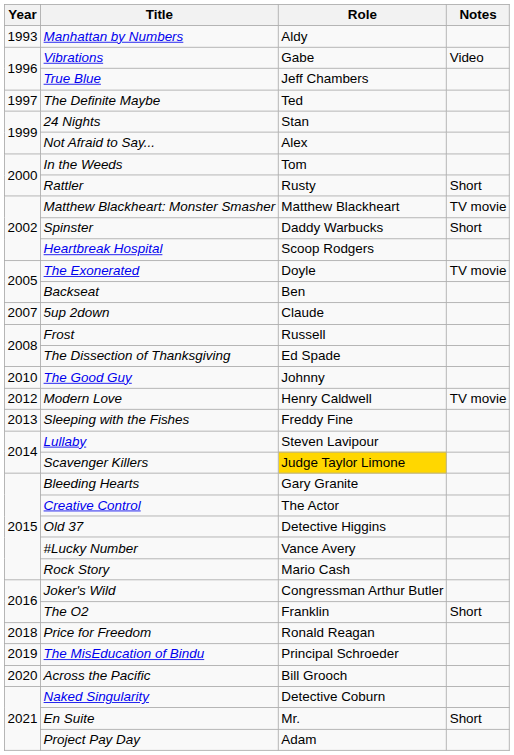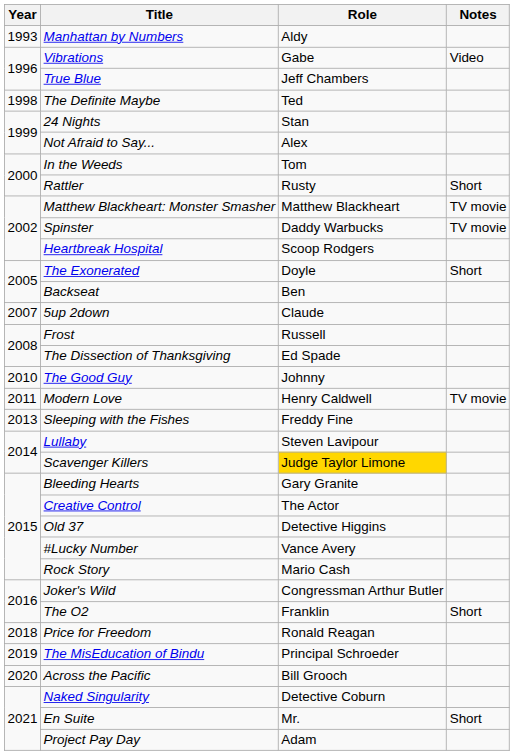(22, 100) 1997 -> (22, 100) 1998
(466, 228) Short -> (478, 228) TV movie
(478, 270) TV movie -> (466, 270) Short
(22, 398) 2012 -> (22, 398) 2011
